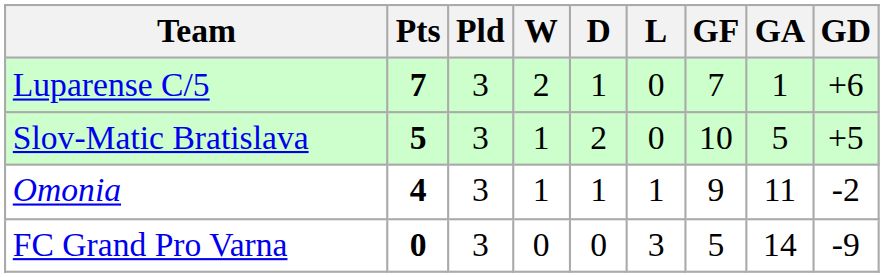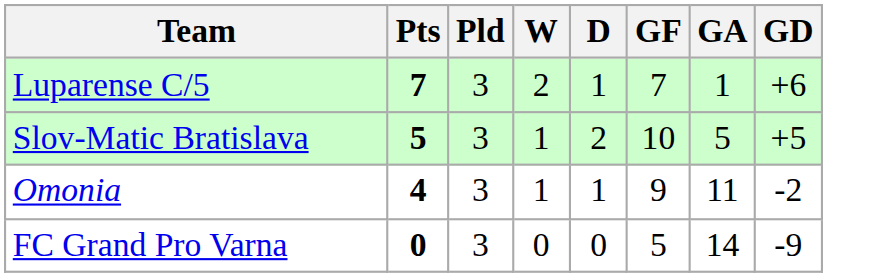- column: (656, 31)
